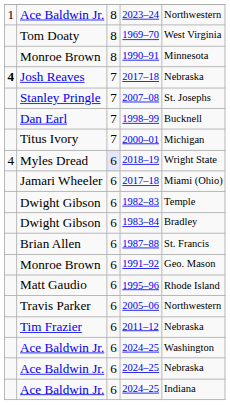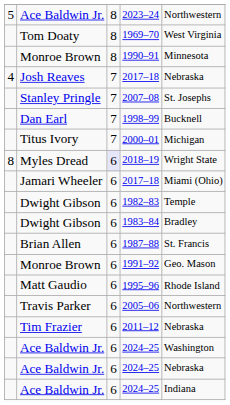(11, 14) 1 -> (11, 14) 5
(11, 77) bold -> (11, 77) normal
(11, 160) 4 -> (11, 160) 8
